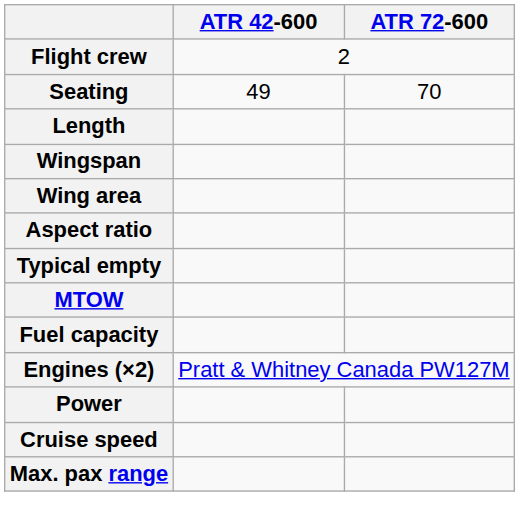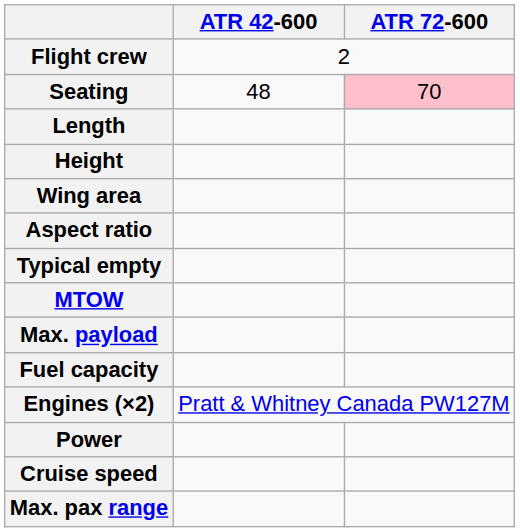(259, 91) 49 -> (259, 91) 48
(429, 91) no background -> (429, 91) pink background
- row: (89, 160)
+ row: (89, 160)
+ row: (89, 334)
